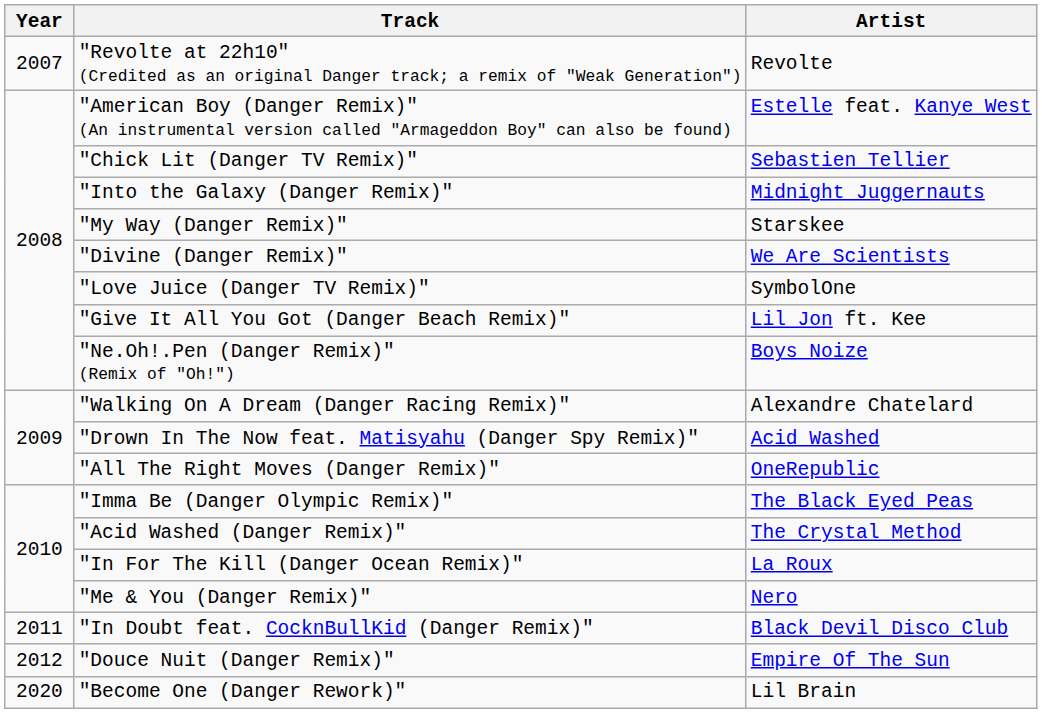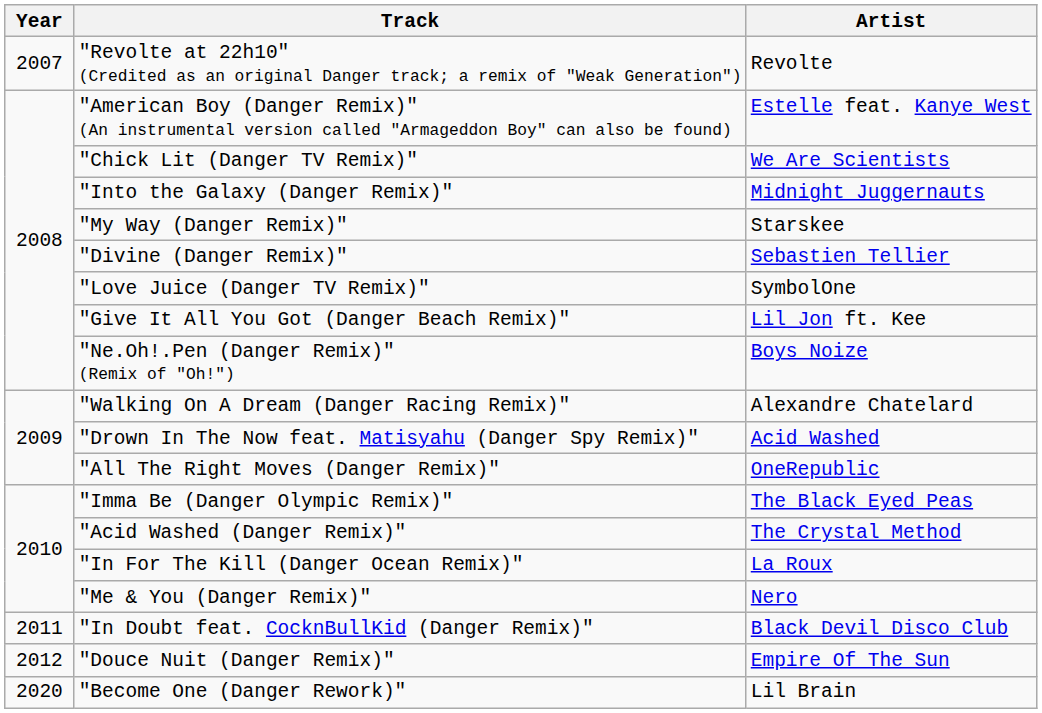(850, 161) Sebastien Tellier -> (850, 161) We Are Scientists
(850, 256) We Are Scientists -> (850, 256) Sebastien Tellier
